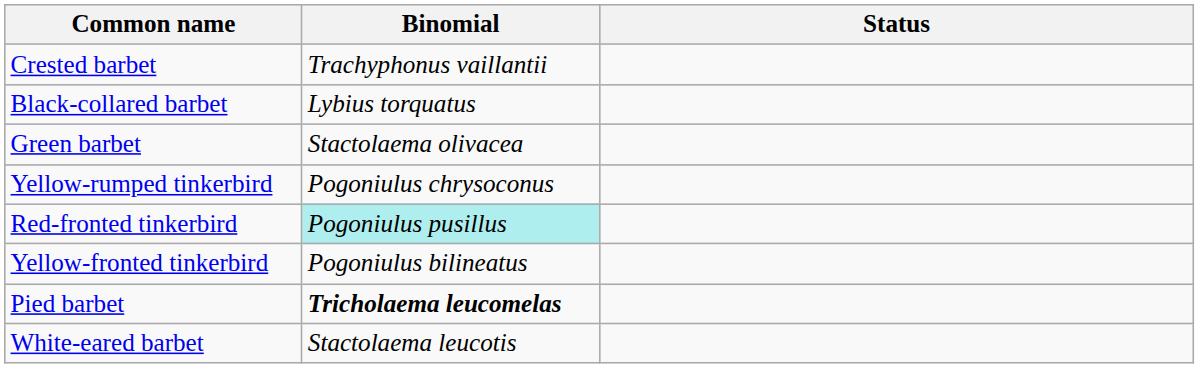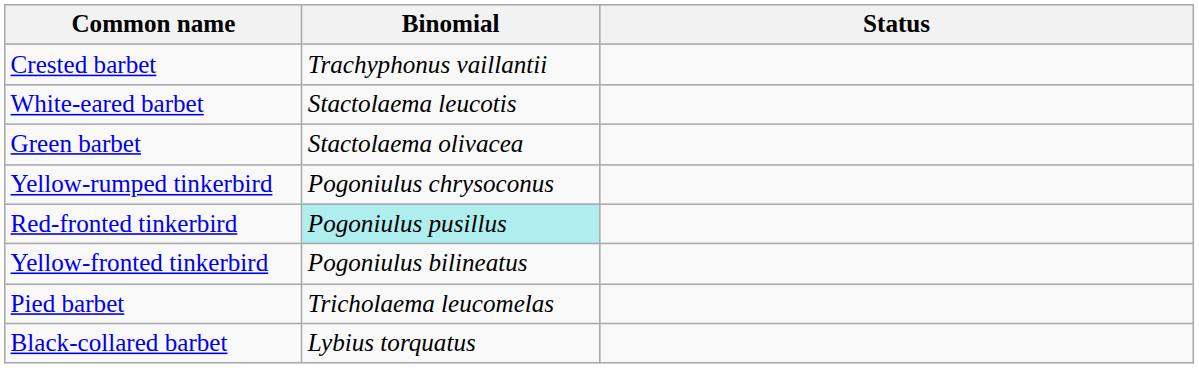rows swapped: (107, 343) <-> (119, 104)
(435, 303) bold -> (431, 303) normal
